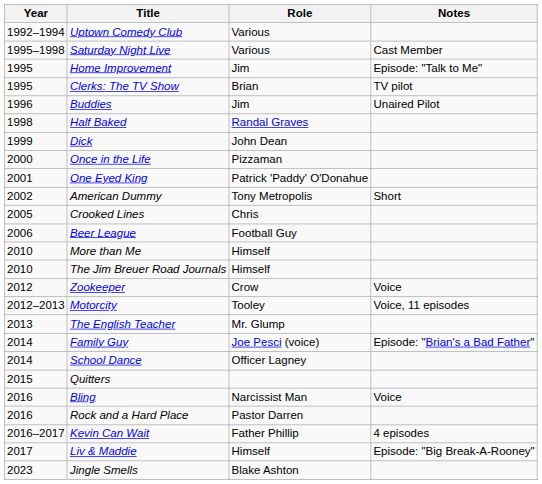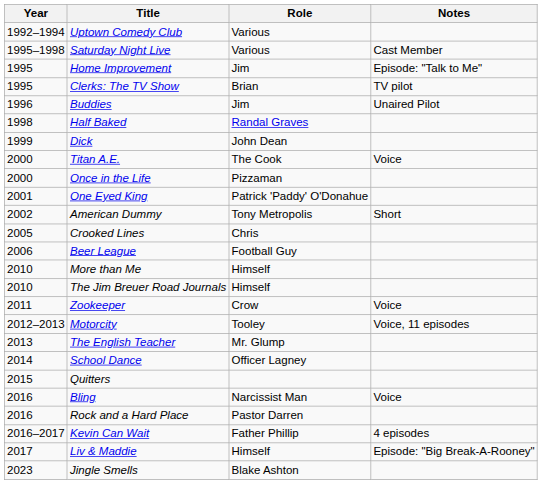+ row: (95, 159)
(20, 287) 2012 -> (19, 305) 2011
- row: (99, 342)
